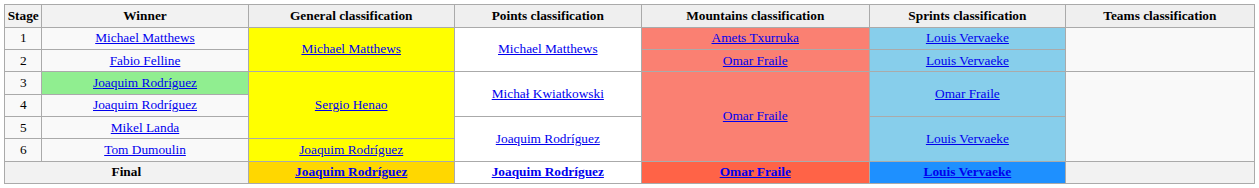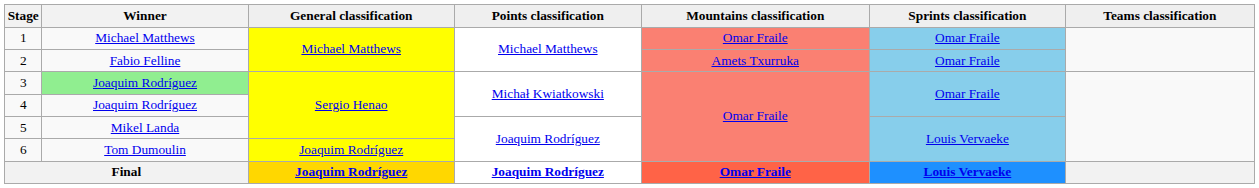(755, 38) Amets Txurruka -> (755, 38) Omar Fraile
(967, 38) Louis Vervaeke -> (967, 38) Omar Fraile
(755, 60) Omar Fraile -> (755, 60) Amets Txurruka
(967, 60) Louis Vervaeke -> (967, 60) Omar Fraile
